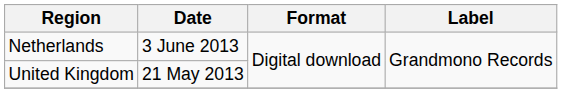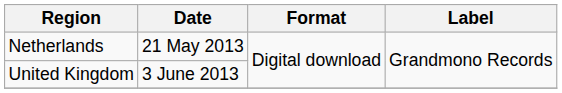(190, 46) 3 June 2013 -> (193, 46) 21 May 2013
(193, 74) 21 May 2013 -> (190, 74) 3 June 2013
